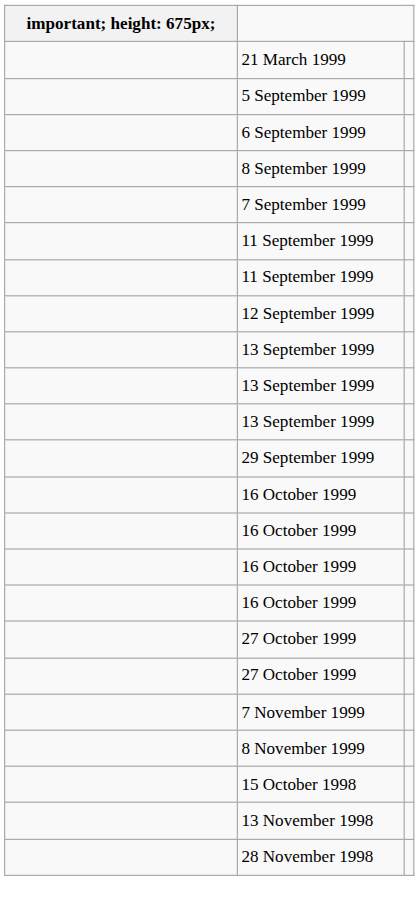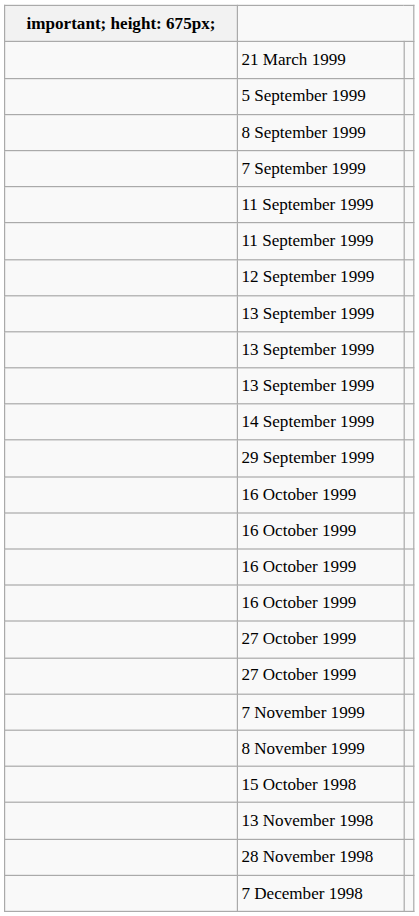- row: (121, 132)
+ row: (121, 422)
+ row: (121, 893)
